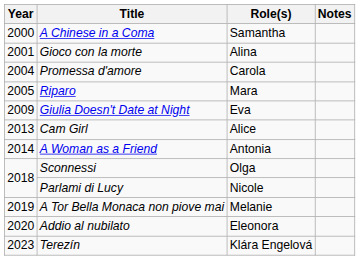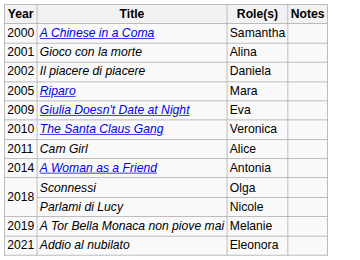+ row: (93, 71)
- row: (91, 71)
+ row: (102, 129)
(21, 129) 2013 -> (20, 149) 2011
(21, 226) 2020 -> (21, 245) 2021
- row: (60, 245)
